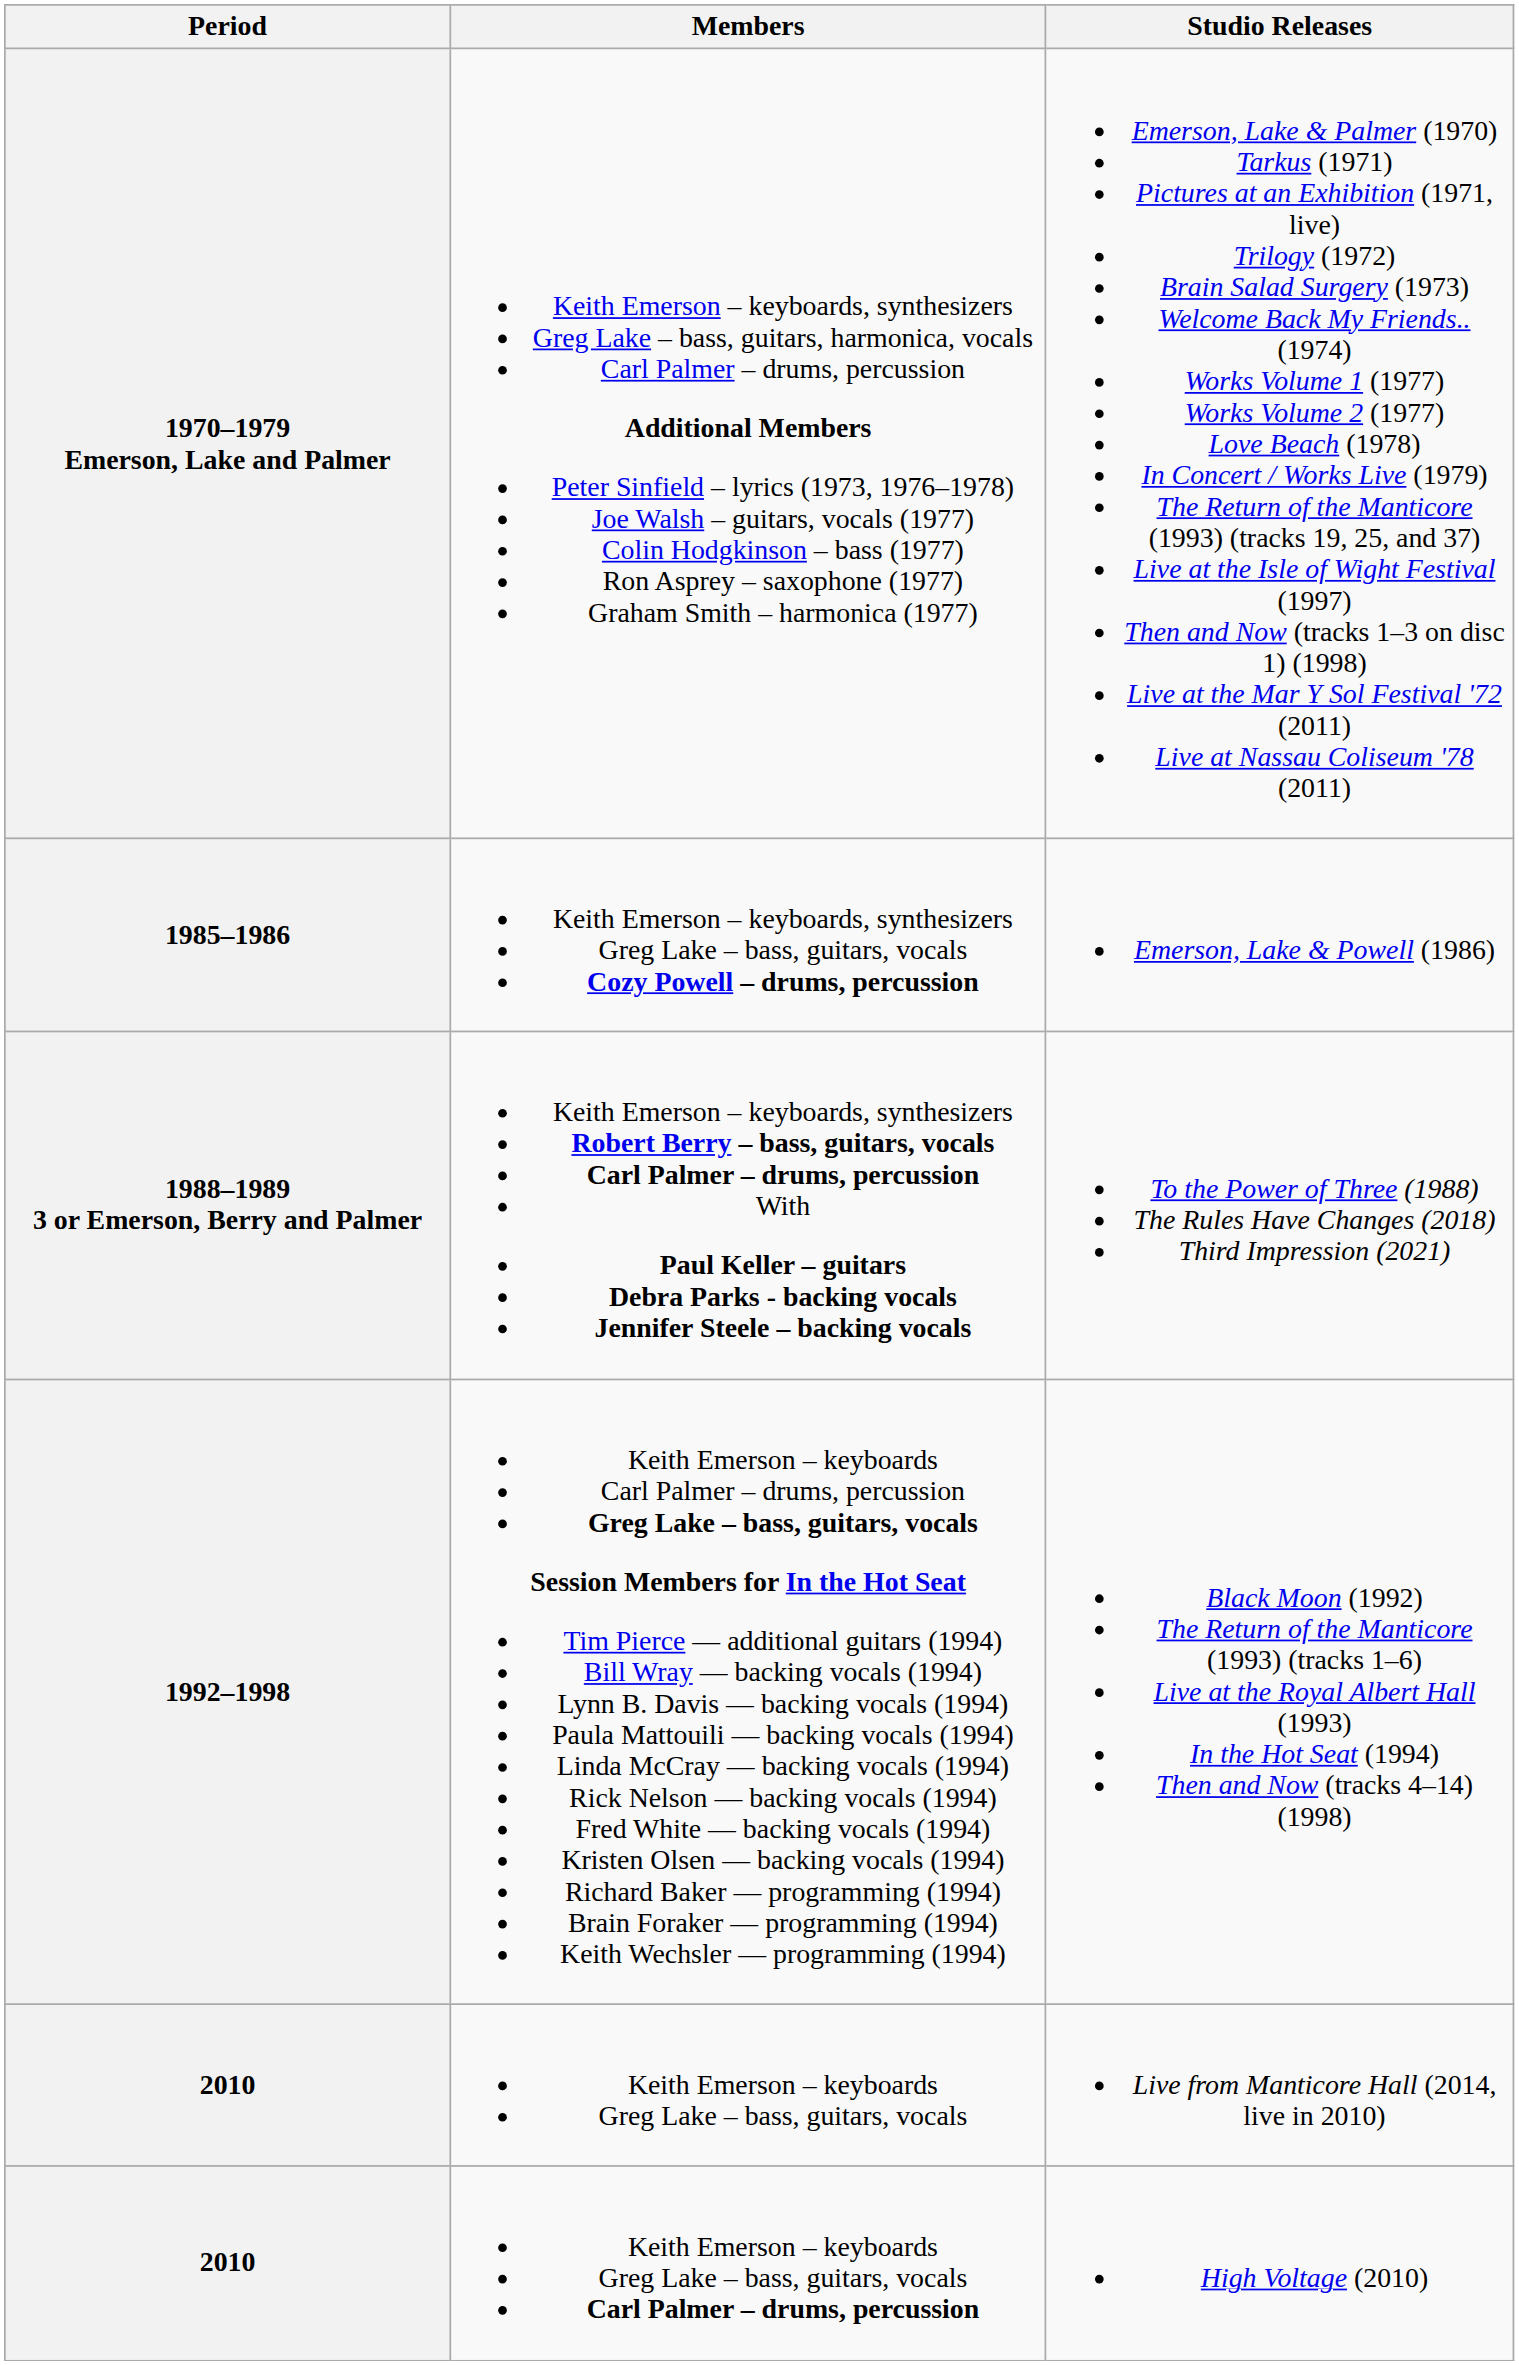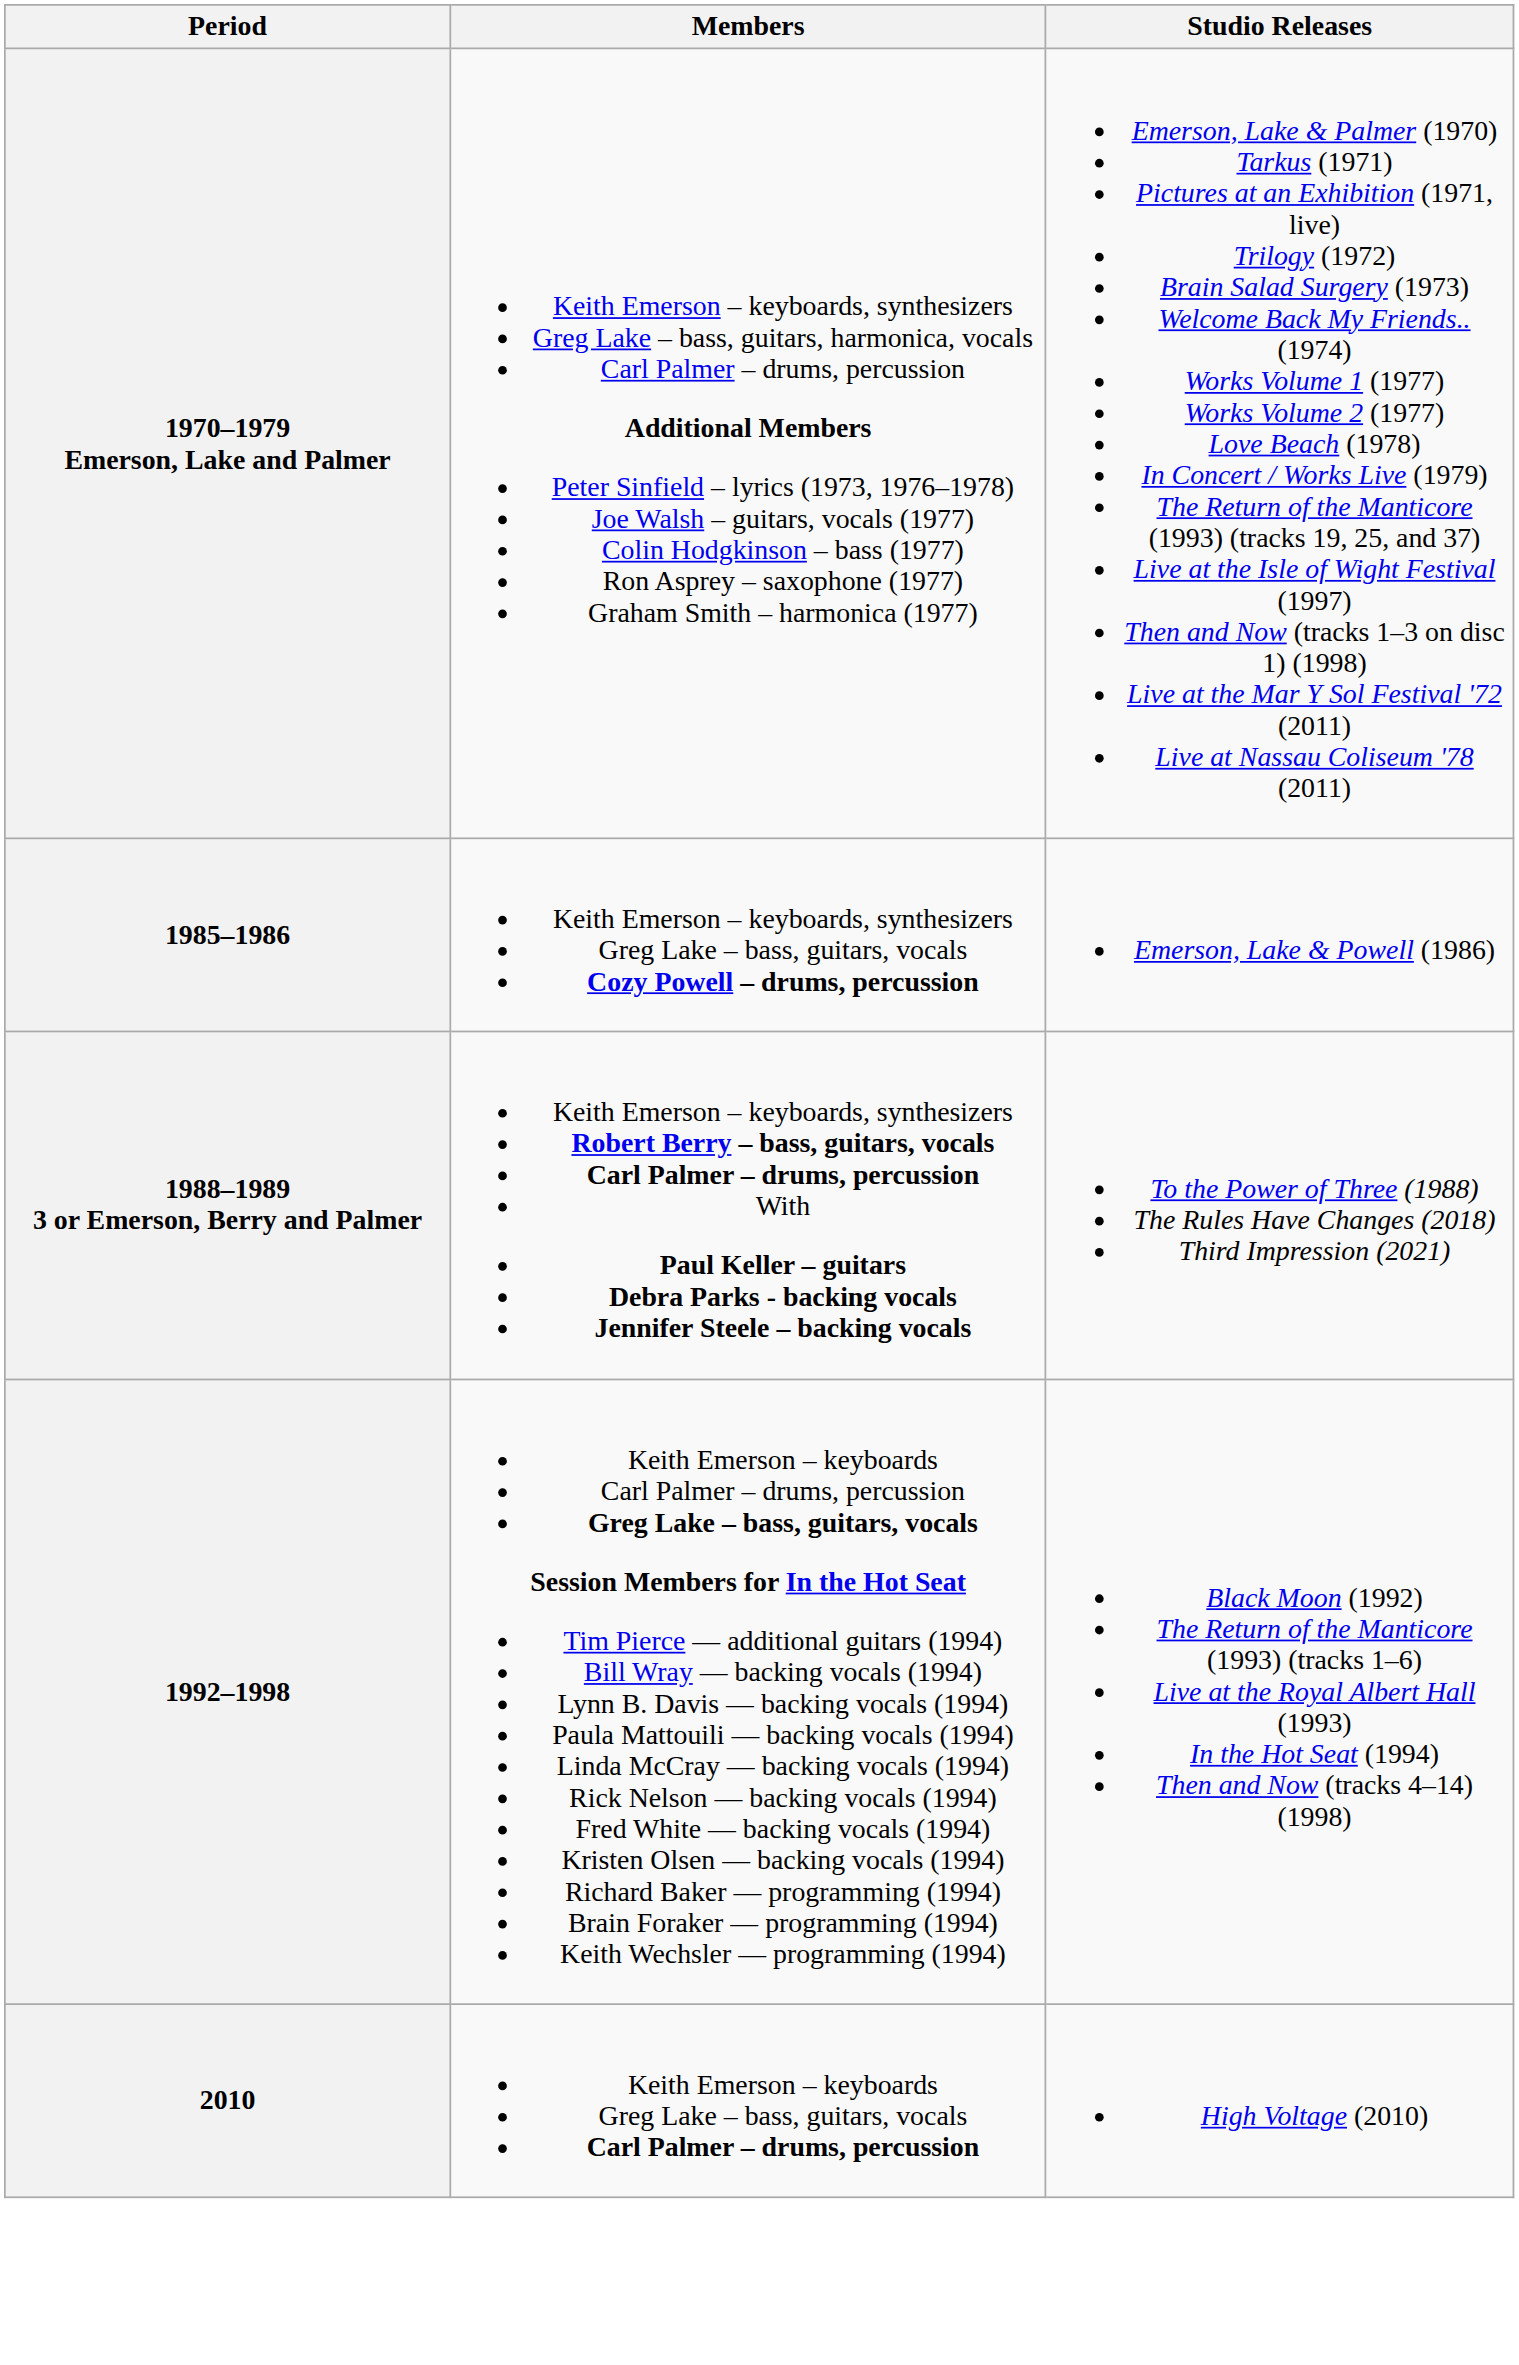- row: (748, 2101)
